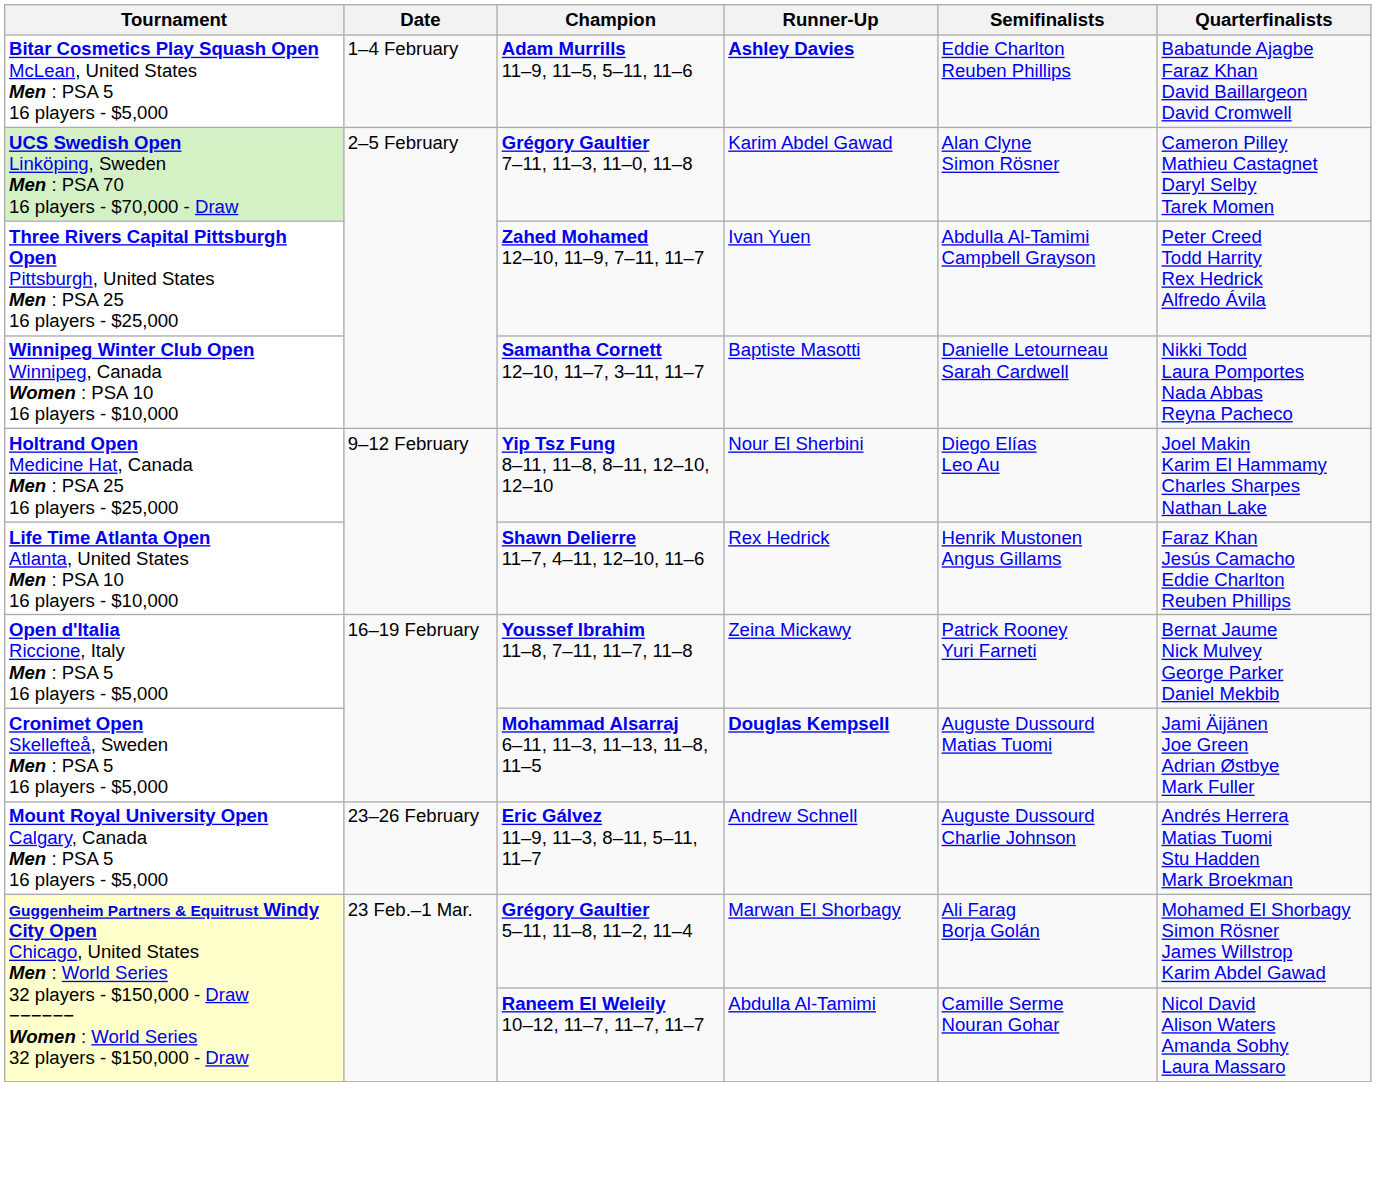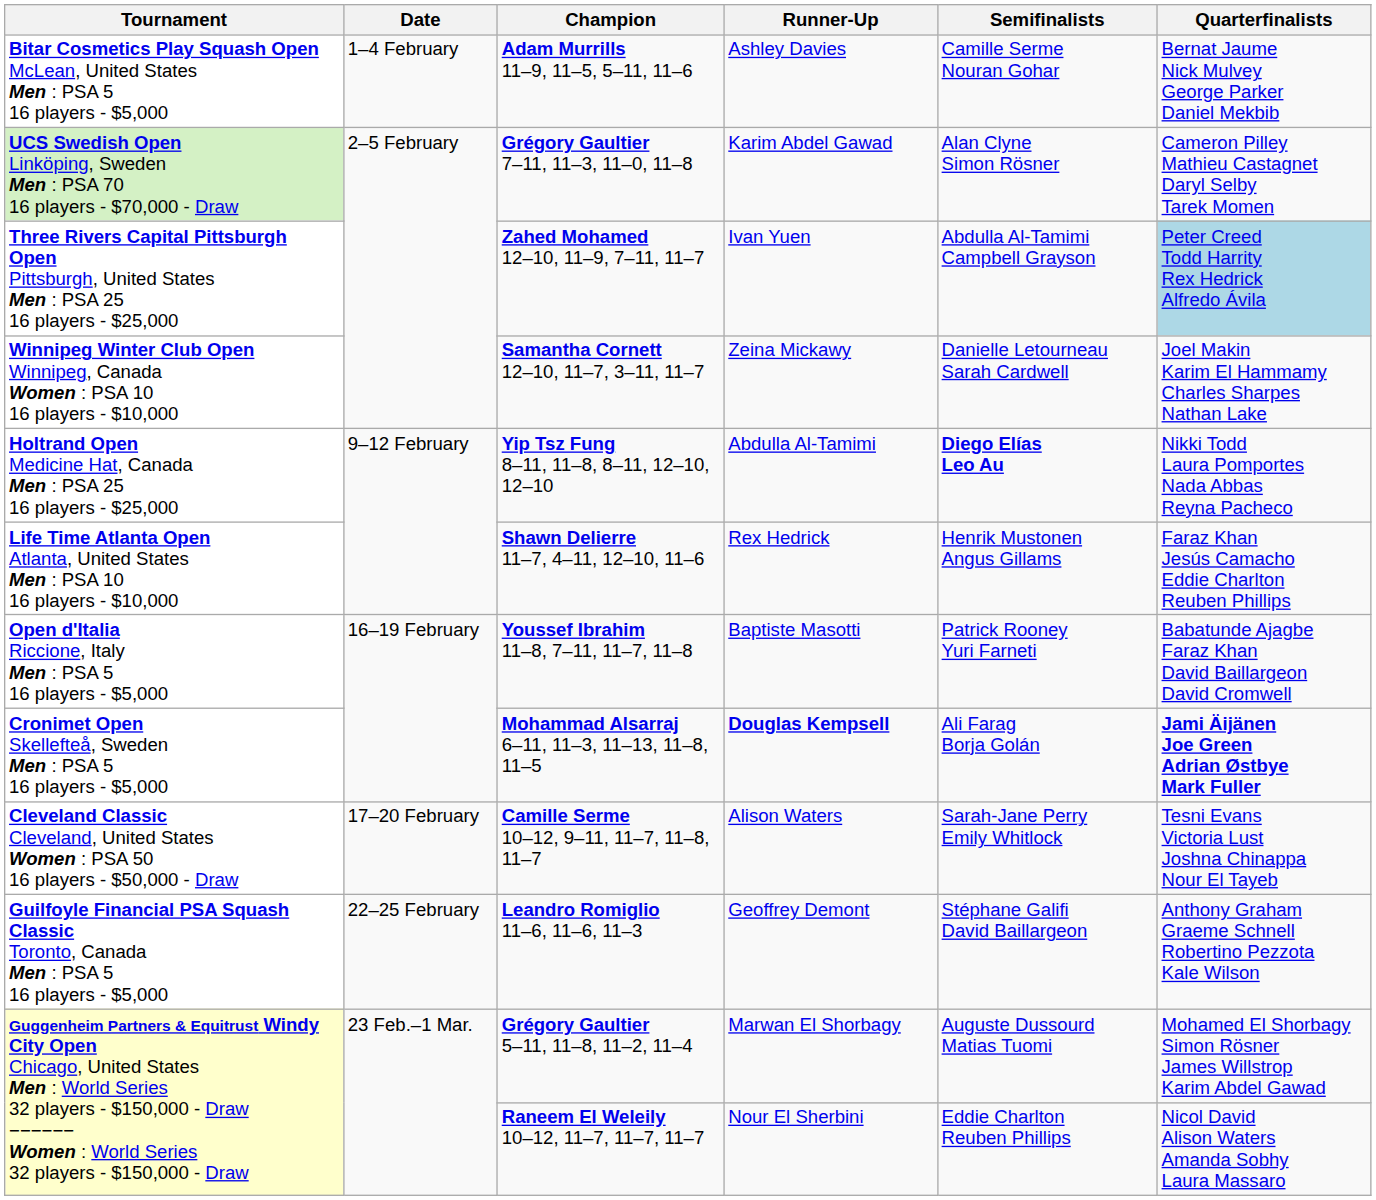(791, 50) bold -> (787, 50) normal
(1006, 60) Eddie Charlton Reuben Phillips -> (1003, 60) Camille Serme Nouran Gohar
(1238, 81) Babatunde Ajagbe Faraz Khan David Baillargeon David Cromwell -> (1223, 81) Bernat Jaume Nick Mulvey George Parker Daniel Mekbib
(1214, 268) no background -> (1214, 268) lightblue background
(794, 350) Baptiste Masotti -> (790, 350) Zeina Mickawy
(1233, 382) Nikki Todd Laura Pomportes Nada Abbas Reyna Pacheco -> (1244, 382) Joel Makin Karim El Hammamy Charles Sharpes Nathan Lake
(796, 444) Nour El Sherbini -> (802, 444) Abdulla Al-Tamimi
(989, 454) normal -> (992, 454) bold
(1244, 475) Joel Makin Karim El Hammamy Charles Sharpes Nathan Lake -> (1233, 475) Nikki Todd Laura Pomportes Nada Abbas Reyna Pacheco
(790, 630) Zeina Mickawy -> (794, 630) Baptiste Masotti
(1223, 662) Bernat Jaume Nick Mulvey George Parker Daniel Mekbib -> (1238, 662) Babatunde Ajagbe Faraz Khan David Baillargeon David Cromwell
(1018, 734) Auguste Dussourd Matias Tuomi -> (991, 734) Ali Farag Borja Golán
(1220, 755) normal -> (1225, 755) bold
+ row: (606, 838)
+ row: (581, 920)
- row: (600, 838)
(991, 920) Ali Farag Borja Golán -> (1018, 1035) Auguste Dussourd Matias Tuomi
(802, 1003) Abdulla Al-Tamimi -> (796, 1117) Nour El Sherbini
(1003, 1013) Camille Serme Nouran Gohar -> (1006, 1128) Eddie Charlton Reuben Phillips
